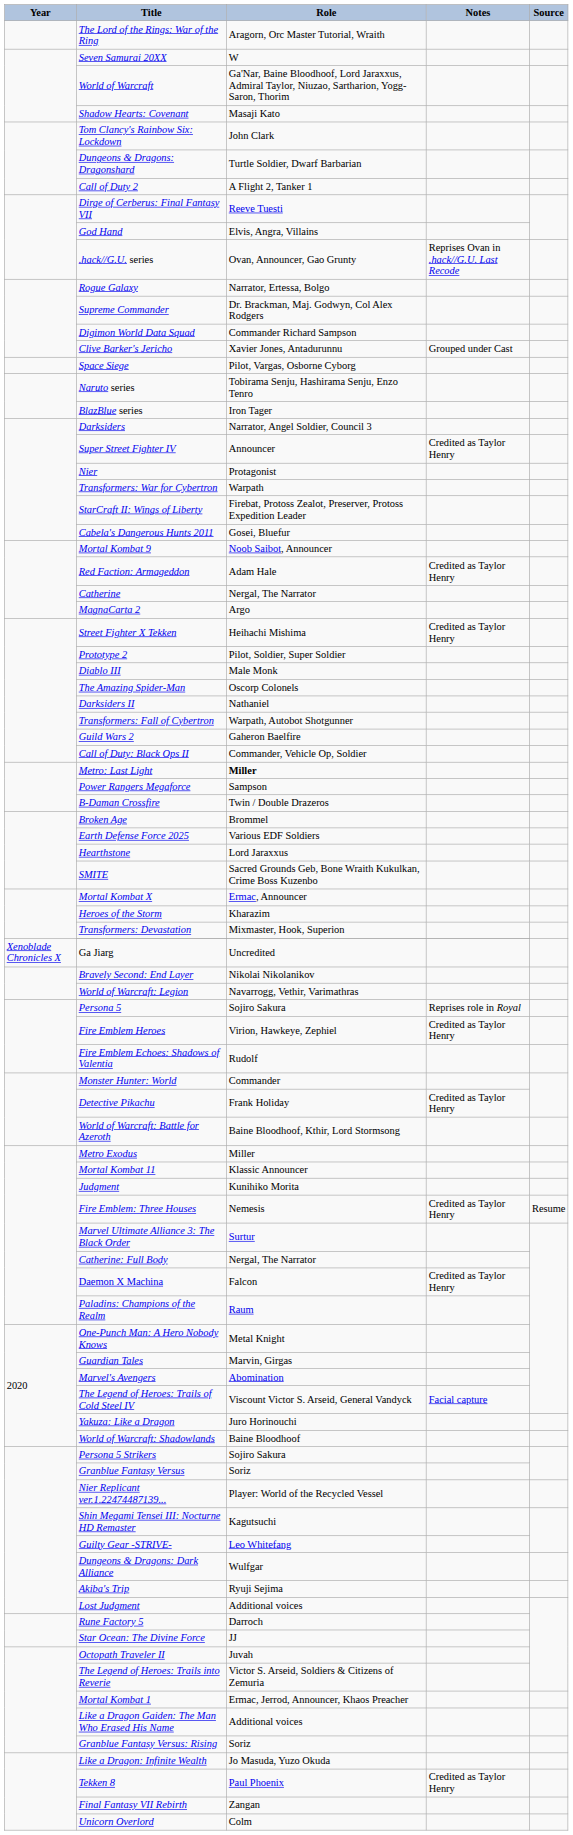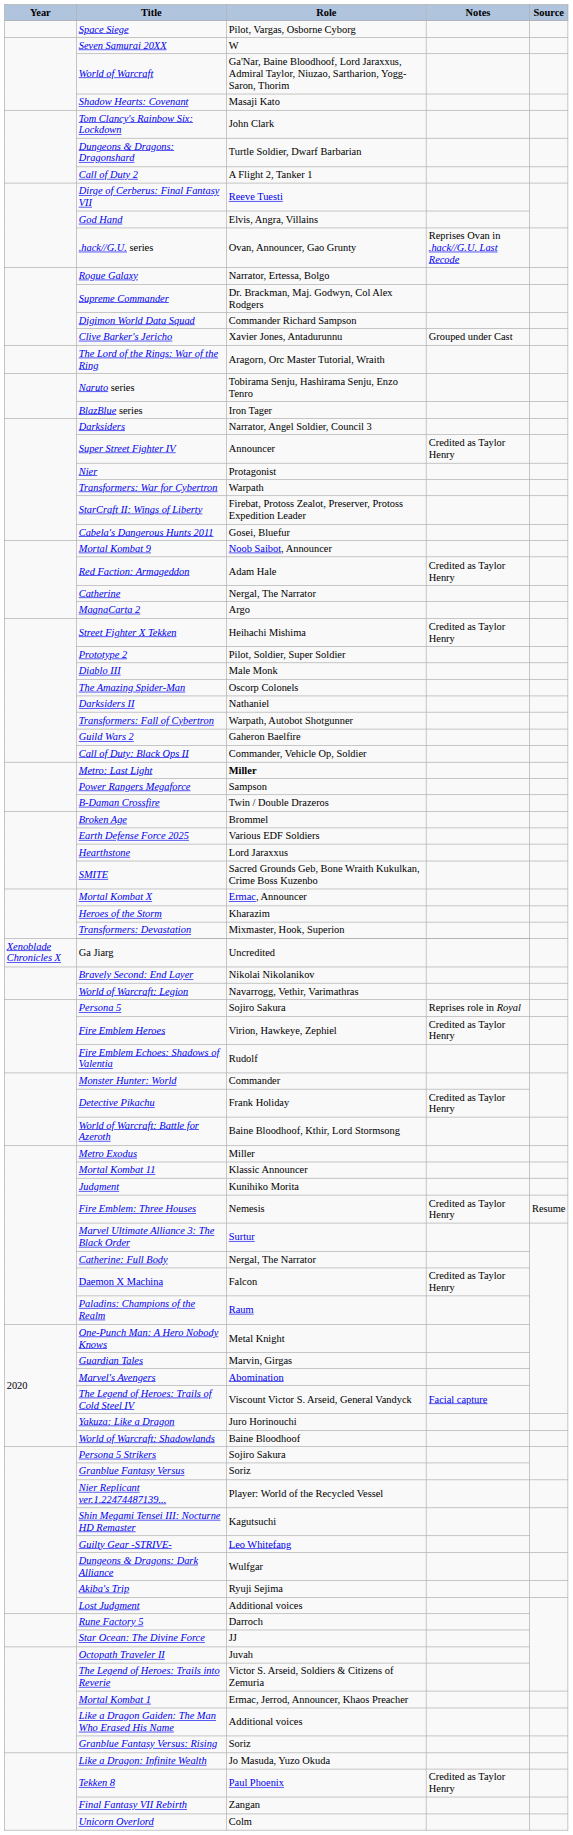rows swapped: (148, 35) <-> (104, 365)
